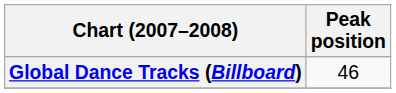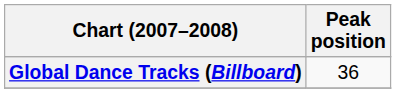(348, 72) 46 -> (348, 72) 36
